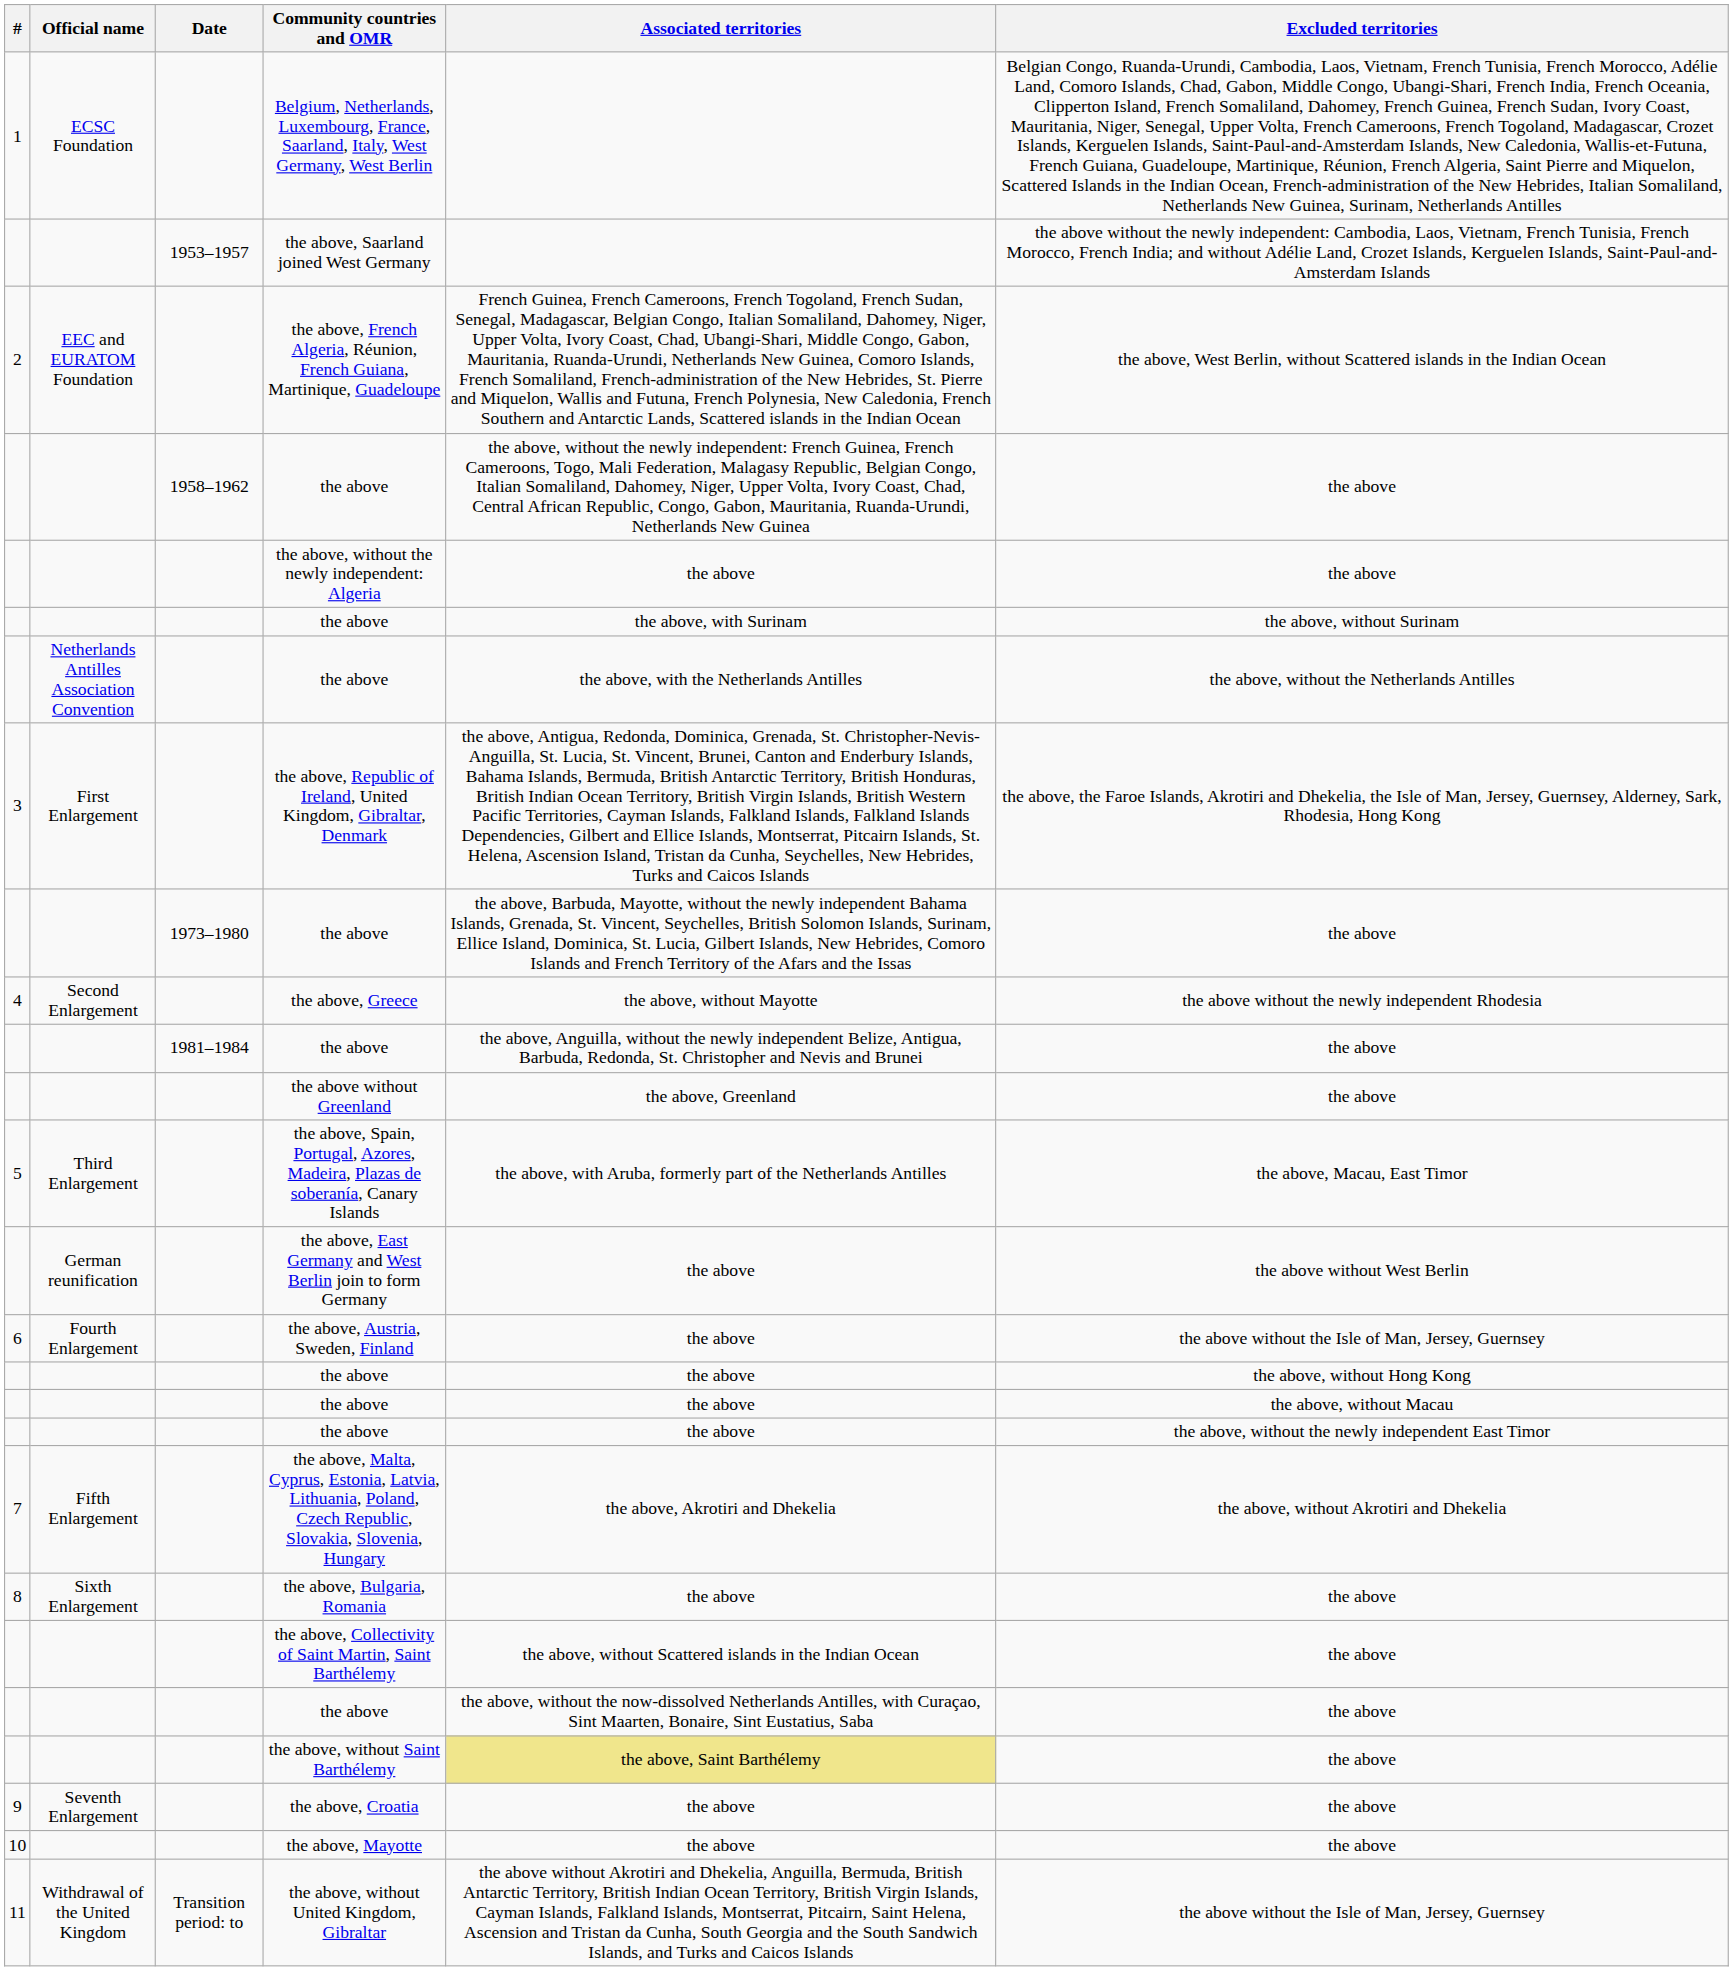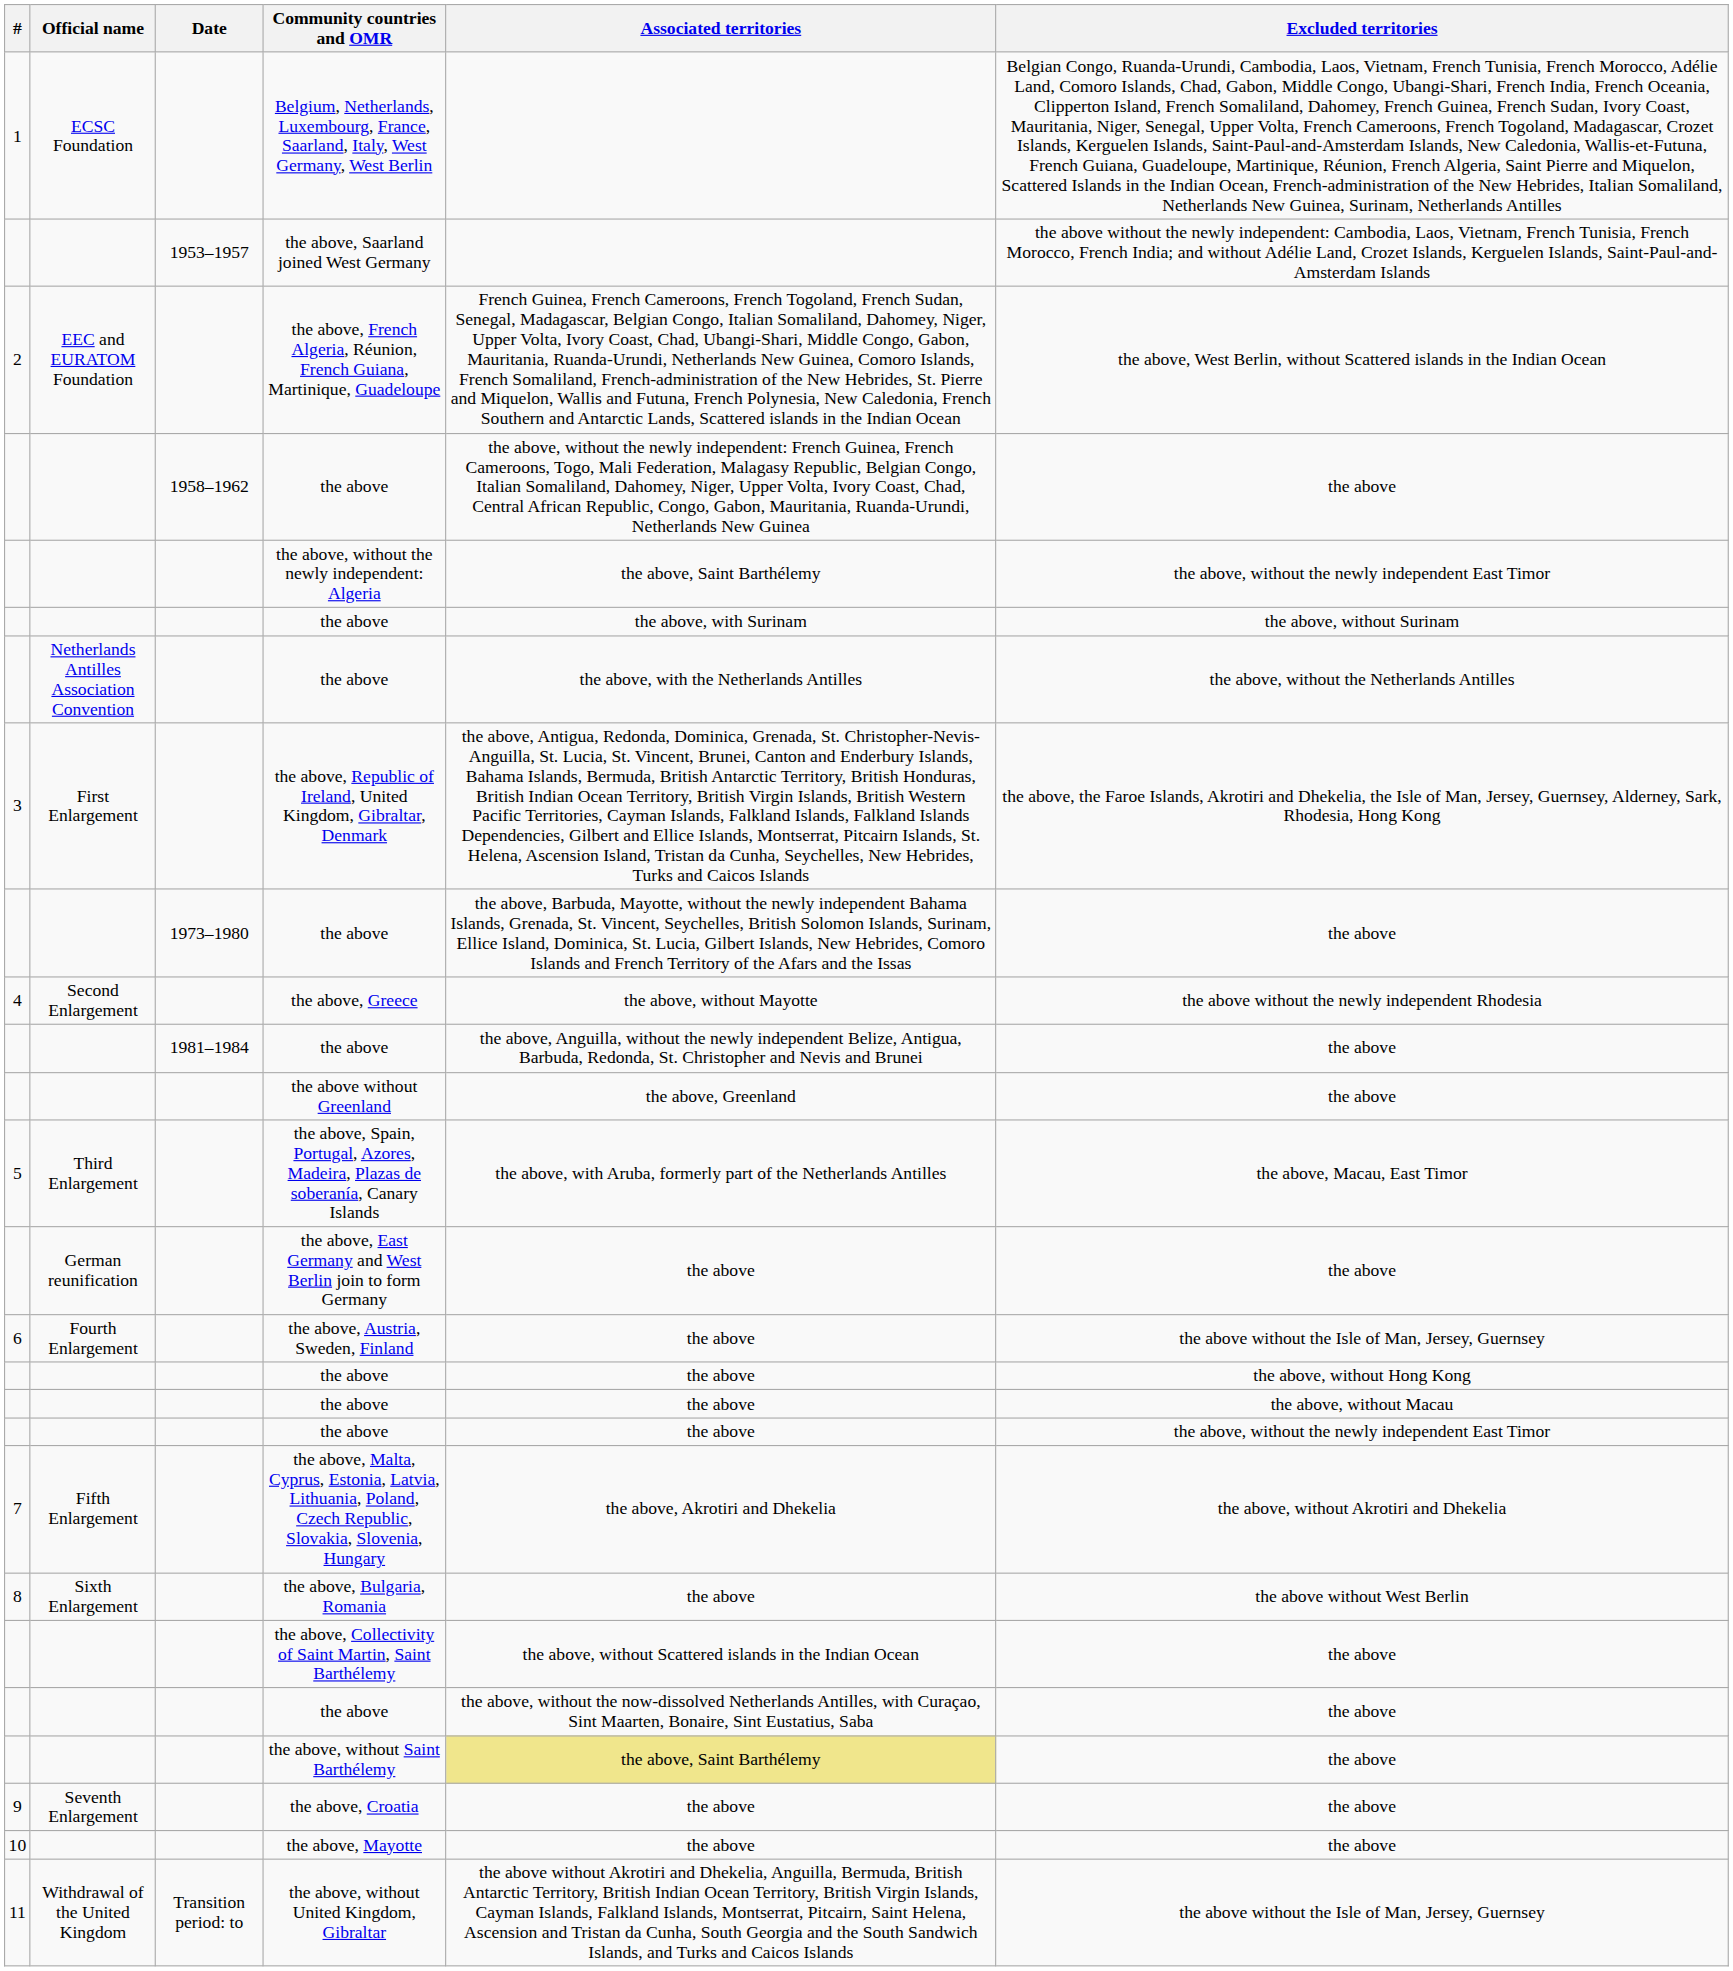(721, 573) the above -> (721, 573) the above, Saint Barthélemy
(1362, 573) the above -> (1362, 573) the above, without the newly independent East Timor
(1362, 1270) the above without West Berlin -> (1362, 1270) the above
(1362, 1596) the above -> (1362, 1596) the above without West Berlin
